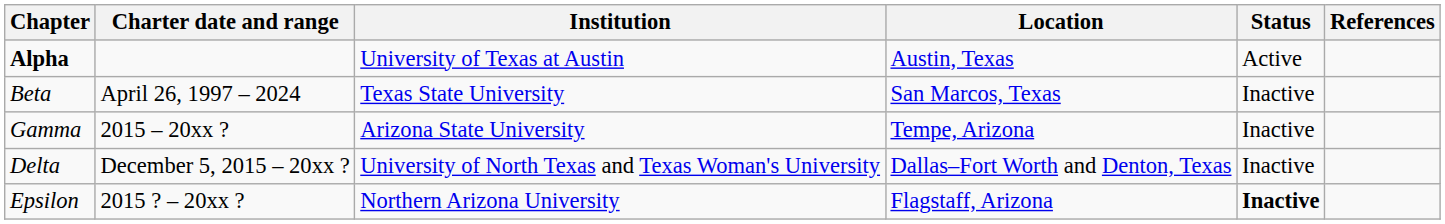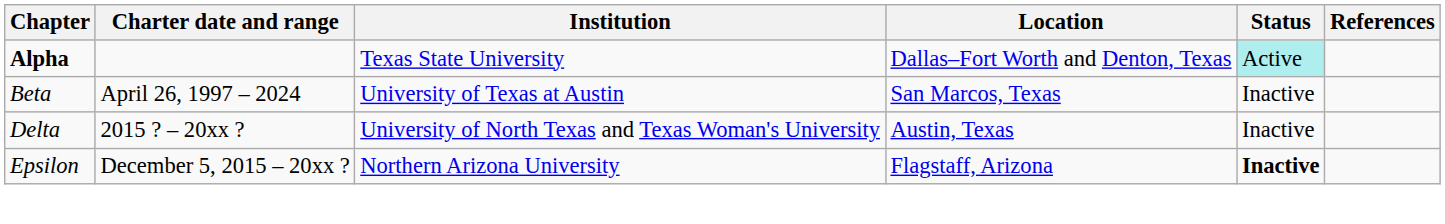(492, 58) University of Texas at Austin -> (462, 58) Texas State University
(952, 58) Austin, Texas -> (1061, 58) Dallas–Fort Worth and Denton, Texas
(1272, 58) no background -> (1272, 58) paleturquoise background
(462, 93) Texas State University -> (492, 93) University of Texas at Austin
- row: (46, 129)
(225, 165) December 5, 2015 – 20xx ? -> (173, 129) 2015 ? – 20xx ?
(1061, 165) Dallas–Fort Worth and Denton, Texas -> (952, 129) Austin, Texas
(173, 201) 2015 ? – 20xx ? -> (225, 165) December 5, 2015 – 20xx ?
